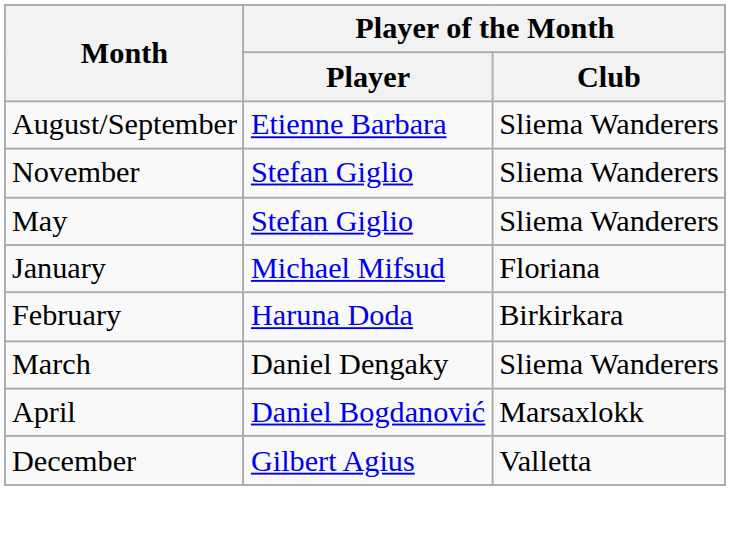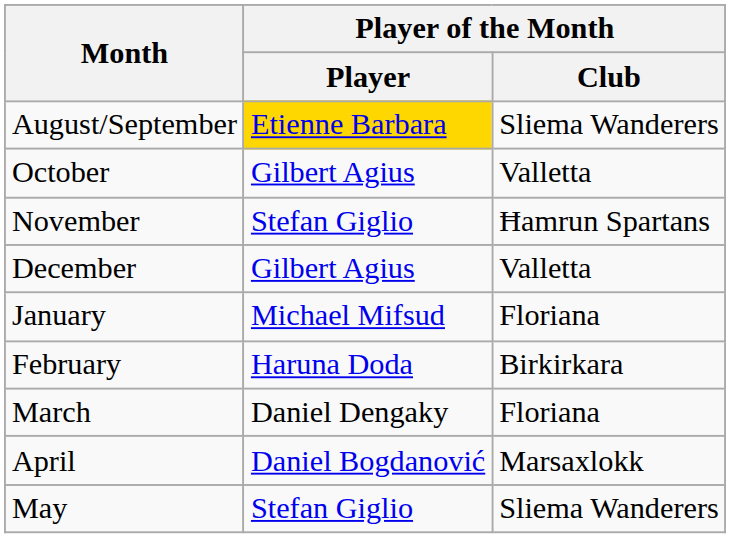(349, 124) no background -> (349, 124) gold background
+ row: (61, 172)
(609, 172) Sliema Wanderers -> (605, 220) Ħamrun Spartans
rows swapped: (74, 460) <-> (40, 220)
(609, 364) Sliema Wanderers -> (550, 412) Floriana
